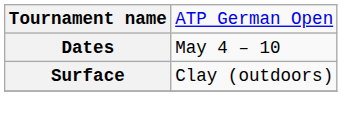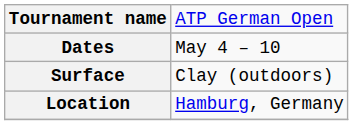+ row: (88, 105)
